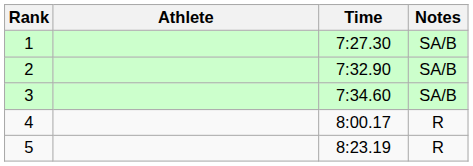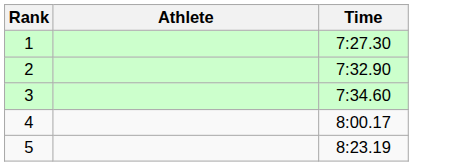- column: (438, 17)
